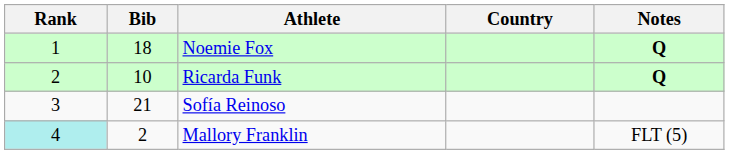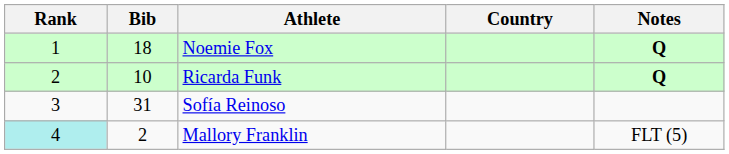(142, 105) 21 -> (142, 105) 31
